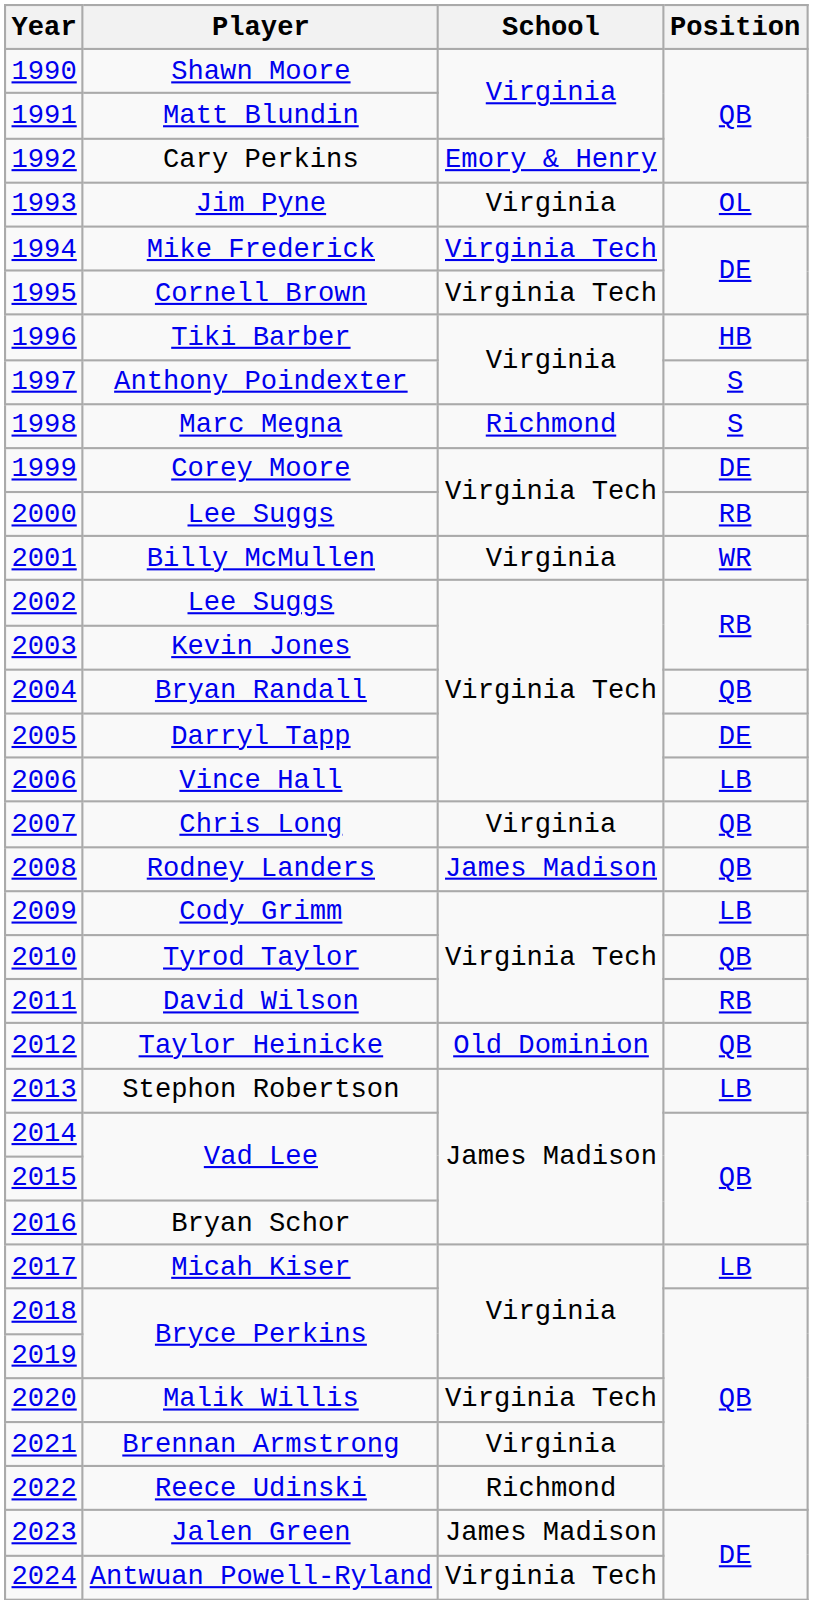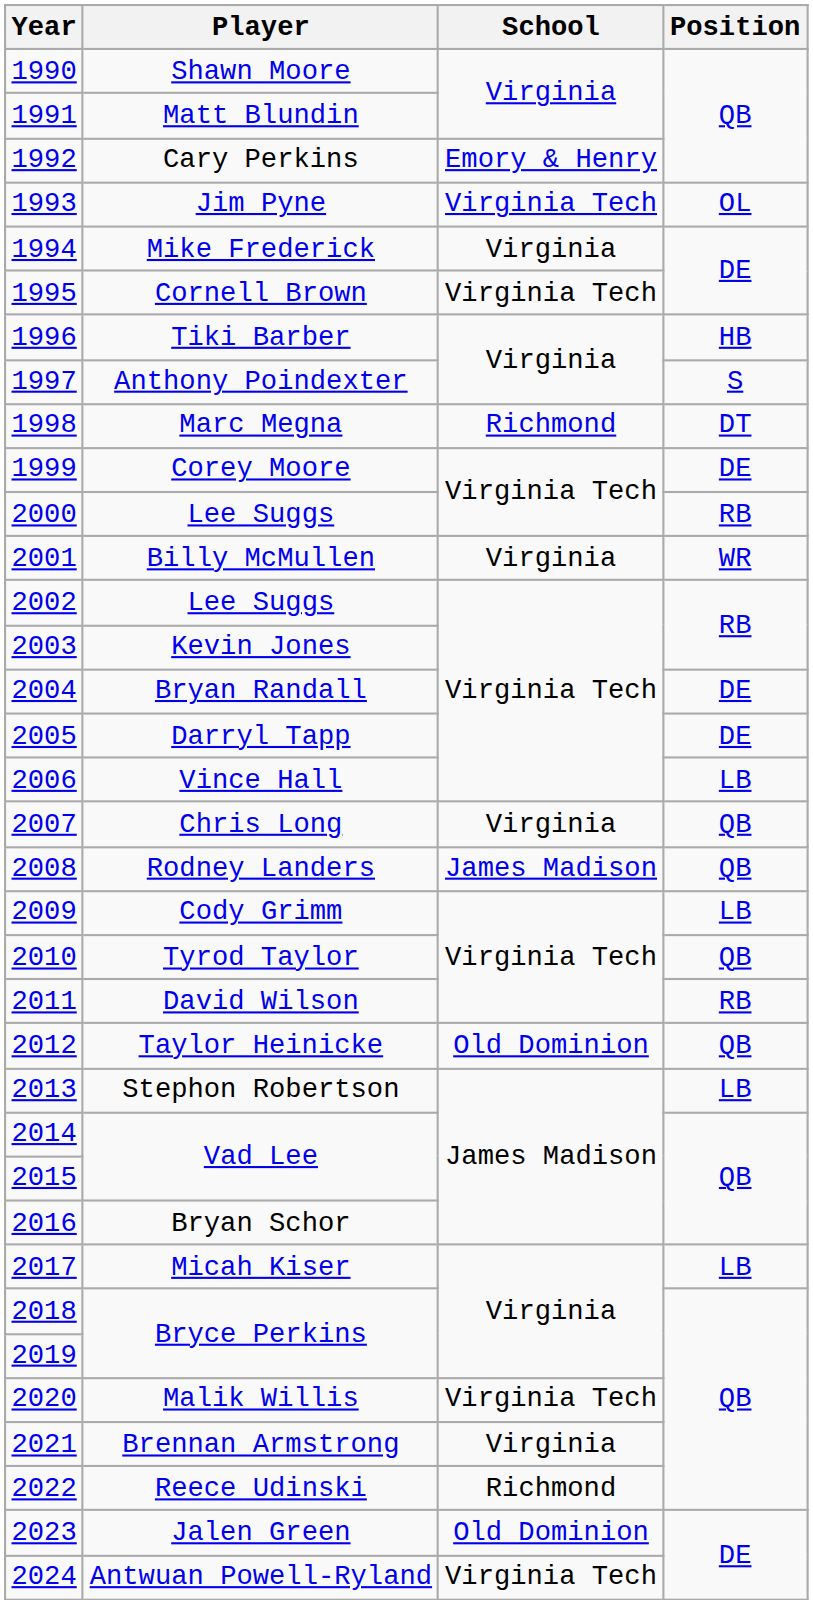(551, 204) Virginia -> (551, 204) Virginia Tech
(551, 249) Virginia Tech -> (551, 249) Virginia
(735, 426) S -> (735, 426) DT
(735, 691) QB -> (735, 691) DE
(551, 1533) James Madison -> (551, 1533) Old Dominion
